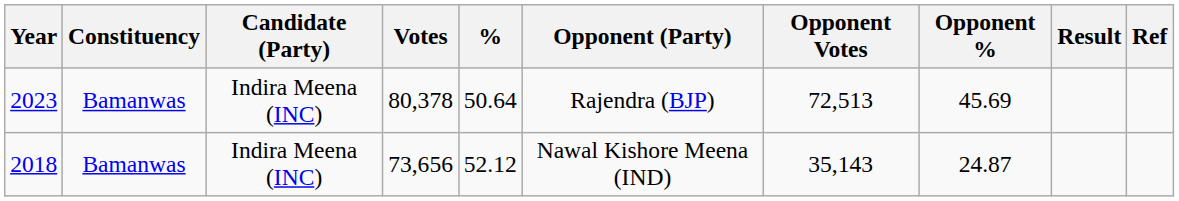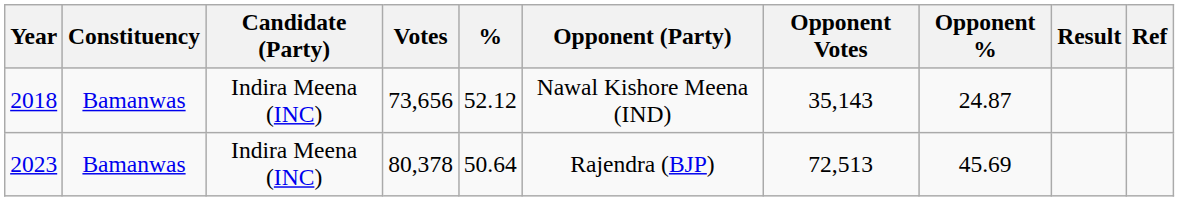rows swapped: (34, 100) <-> (34, 163)
